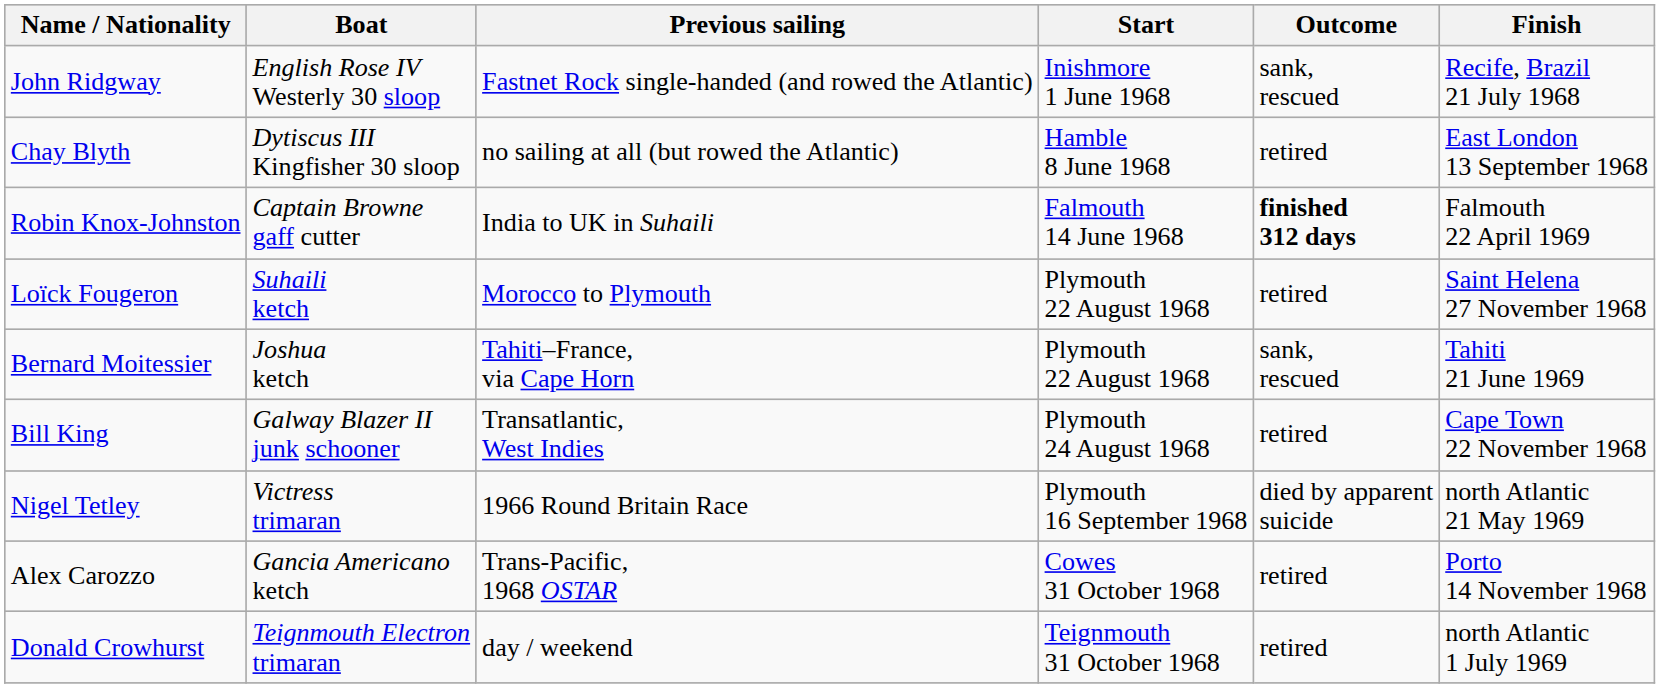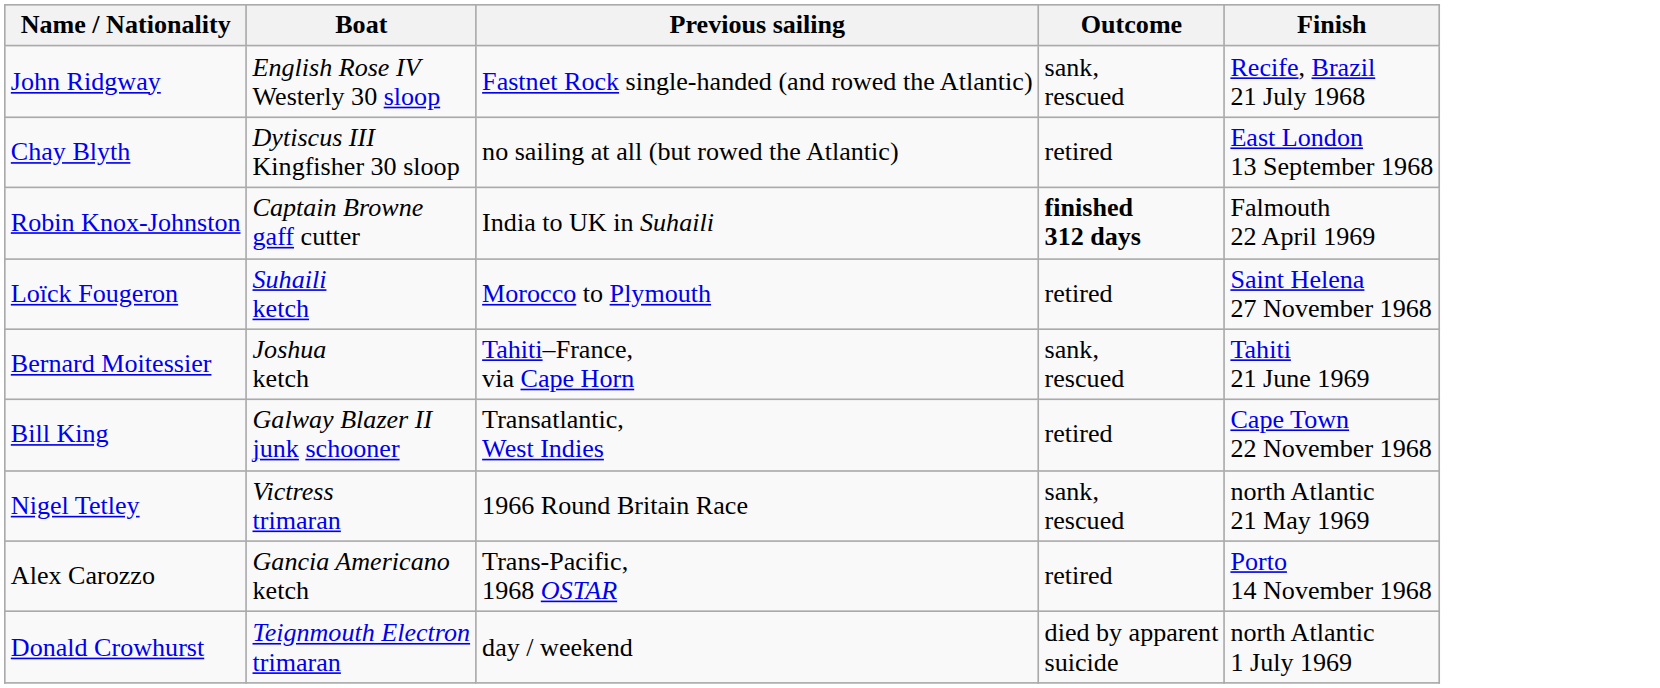- column: (1146, 25)
(1346, 505) died by apparent suicide -> (1084, 505) sank, rescued
(1293, 646) retired -> (1132, 646) died by apparent suicide
